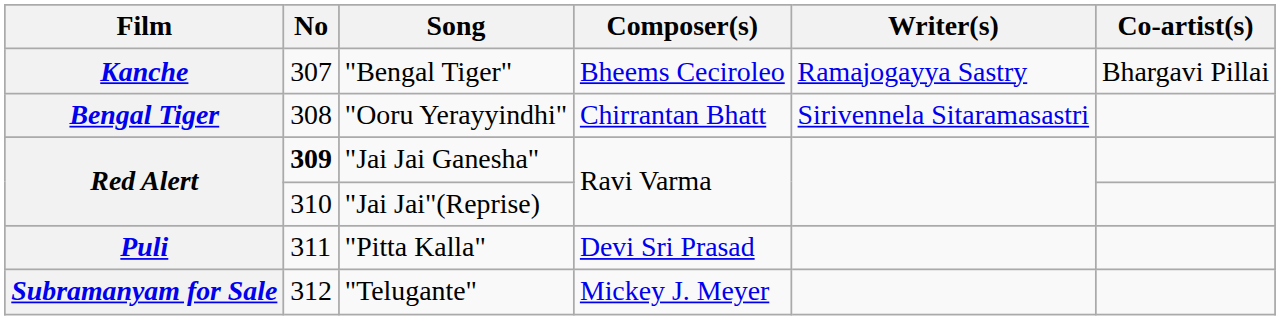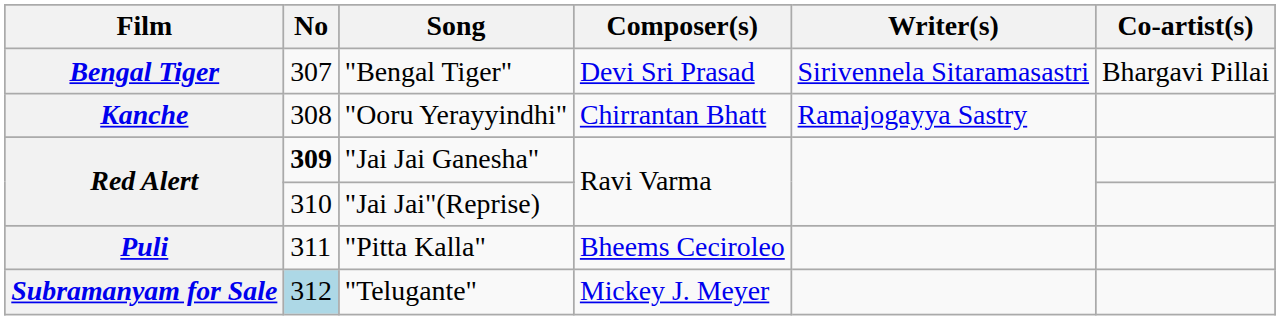(144, 70) Kanche -> (144, 70) Bengal Tiger
(682, 70) Bheems Ceciroleo -> (667, 70) Devi Sri Prasad
(912, 70) Ramajogayya Sastry -> (943, 70) Sirivennela Sitaramasastri
(144, 114) Bengal Tiger -> (144, 114) Kanche
(943, 114) Sirivennela Sitaramasastri -> (912, 114) Ramajogayya Sastry
(667, 247) Devi Sri Prasad -> (682, 247) Bheems Ceciroleo
(311, 291) no background -> (311, 291) lightblue background
